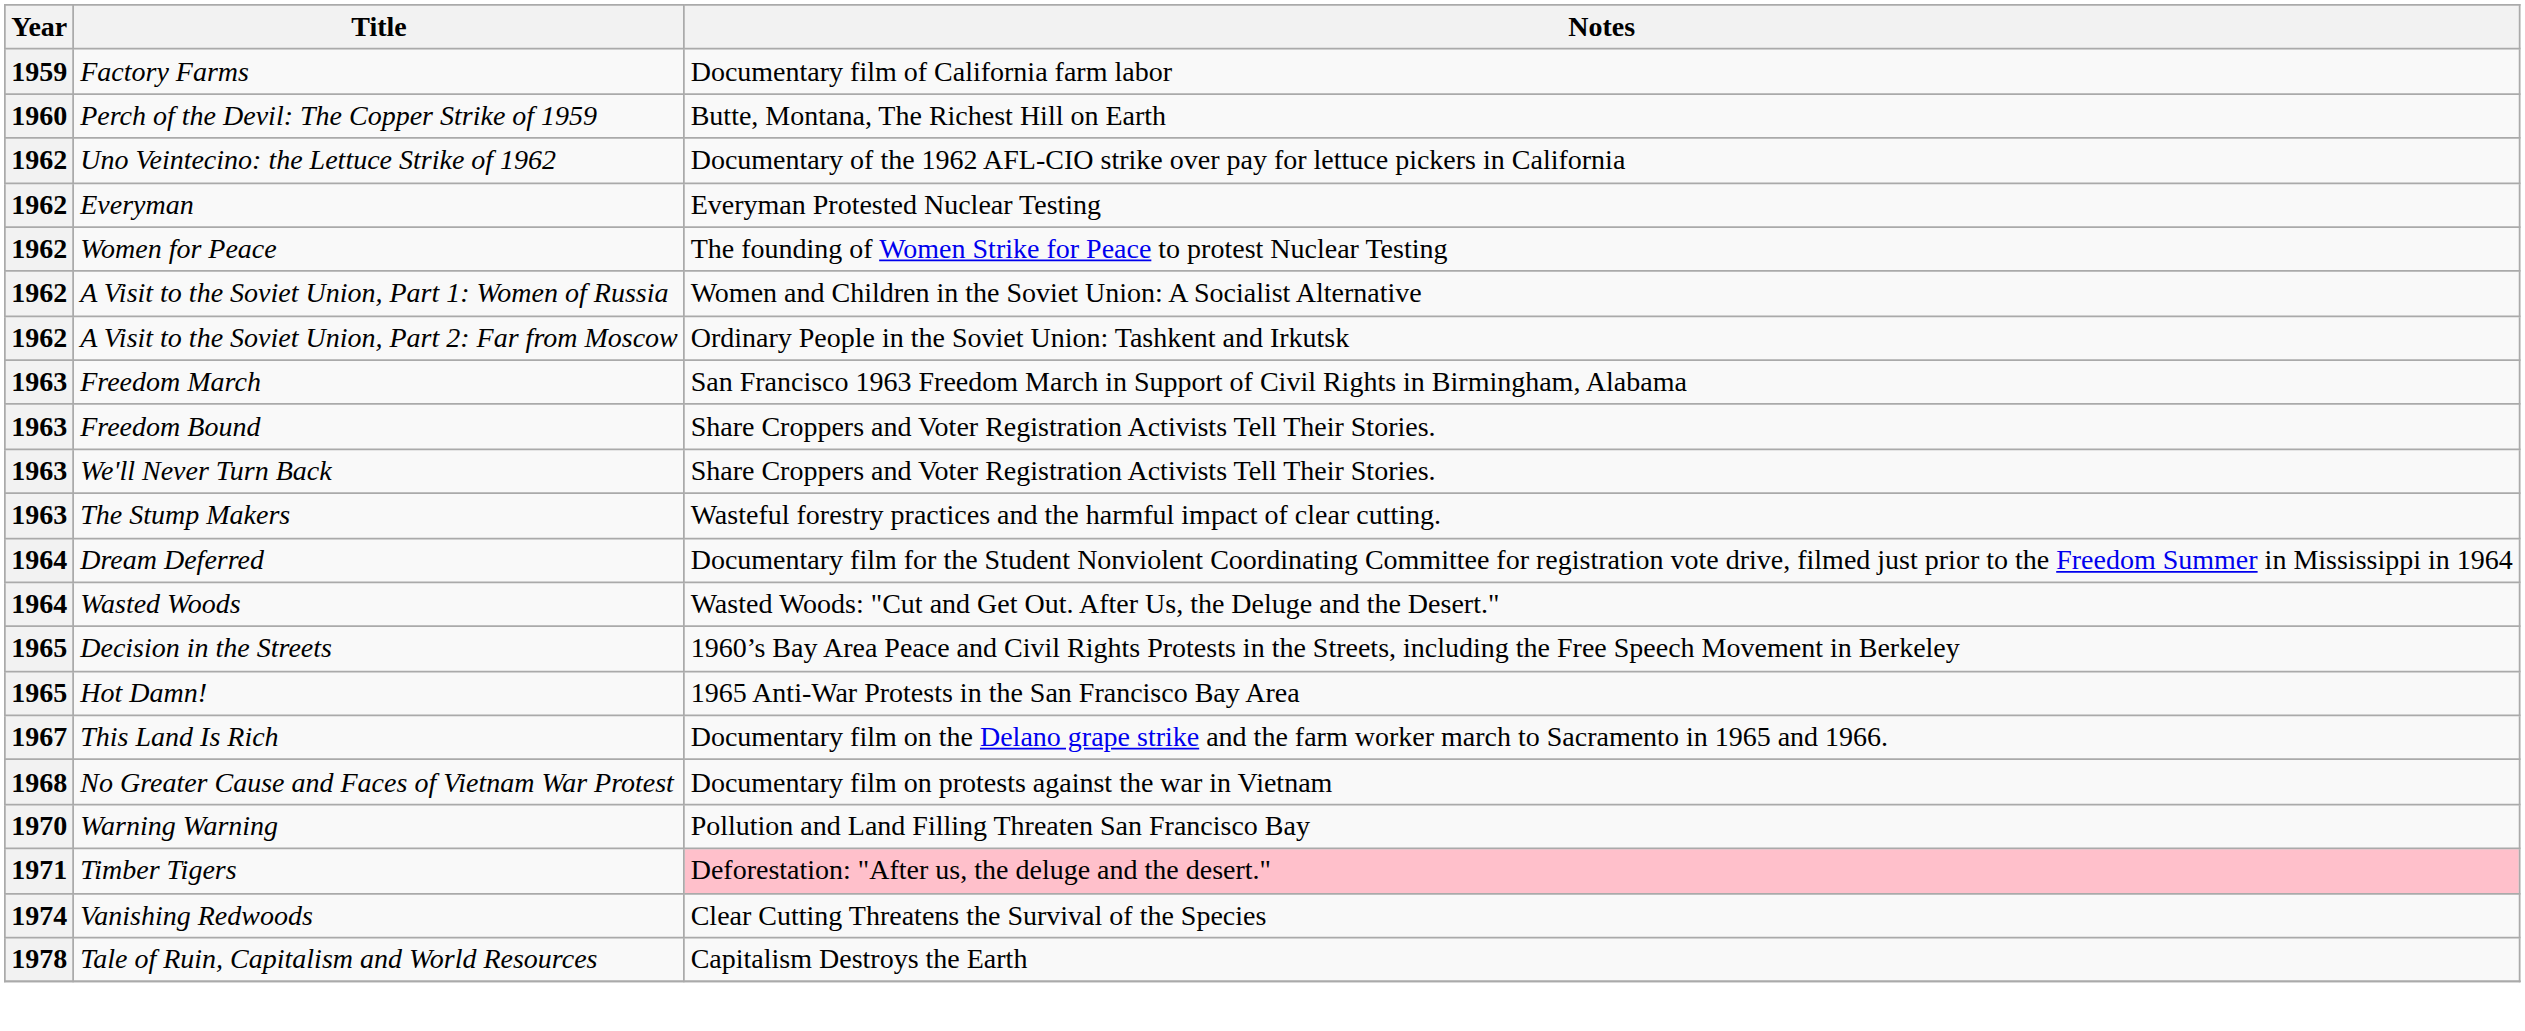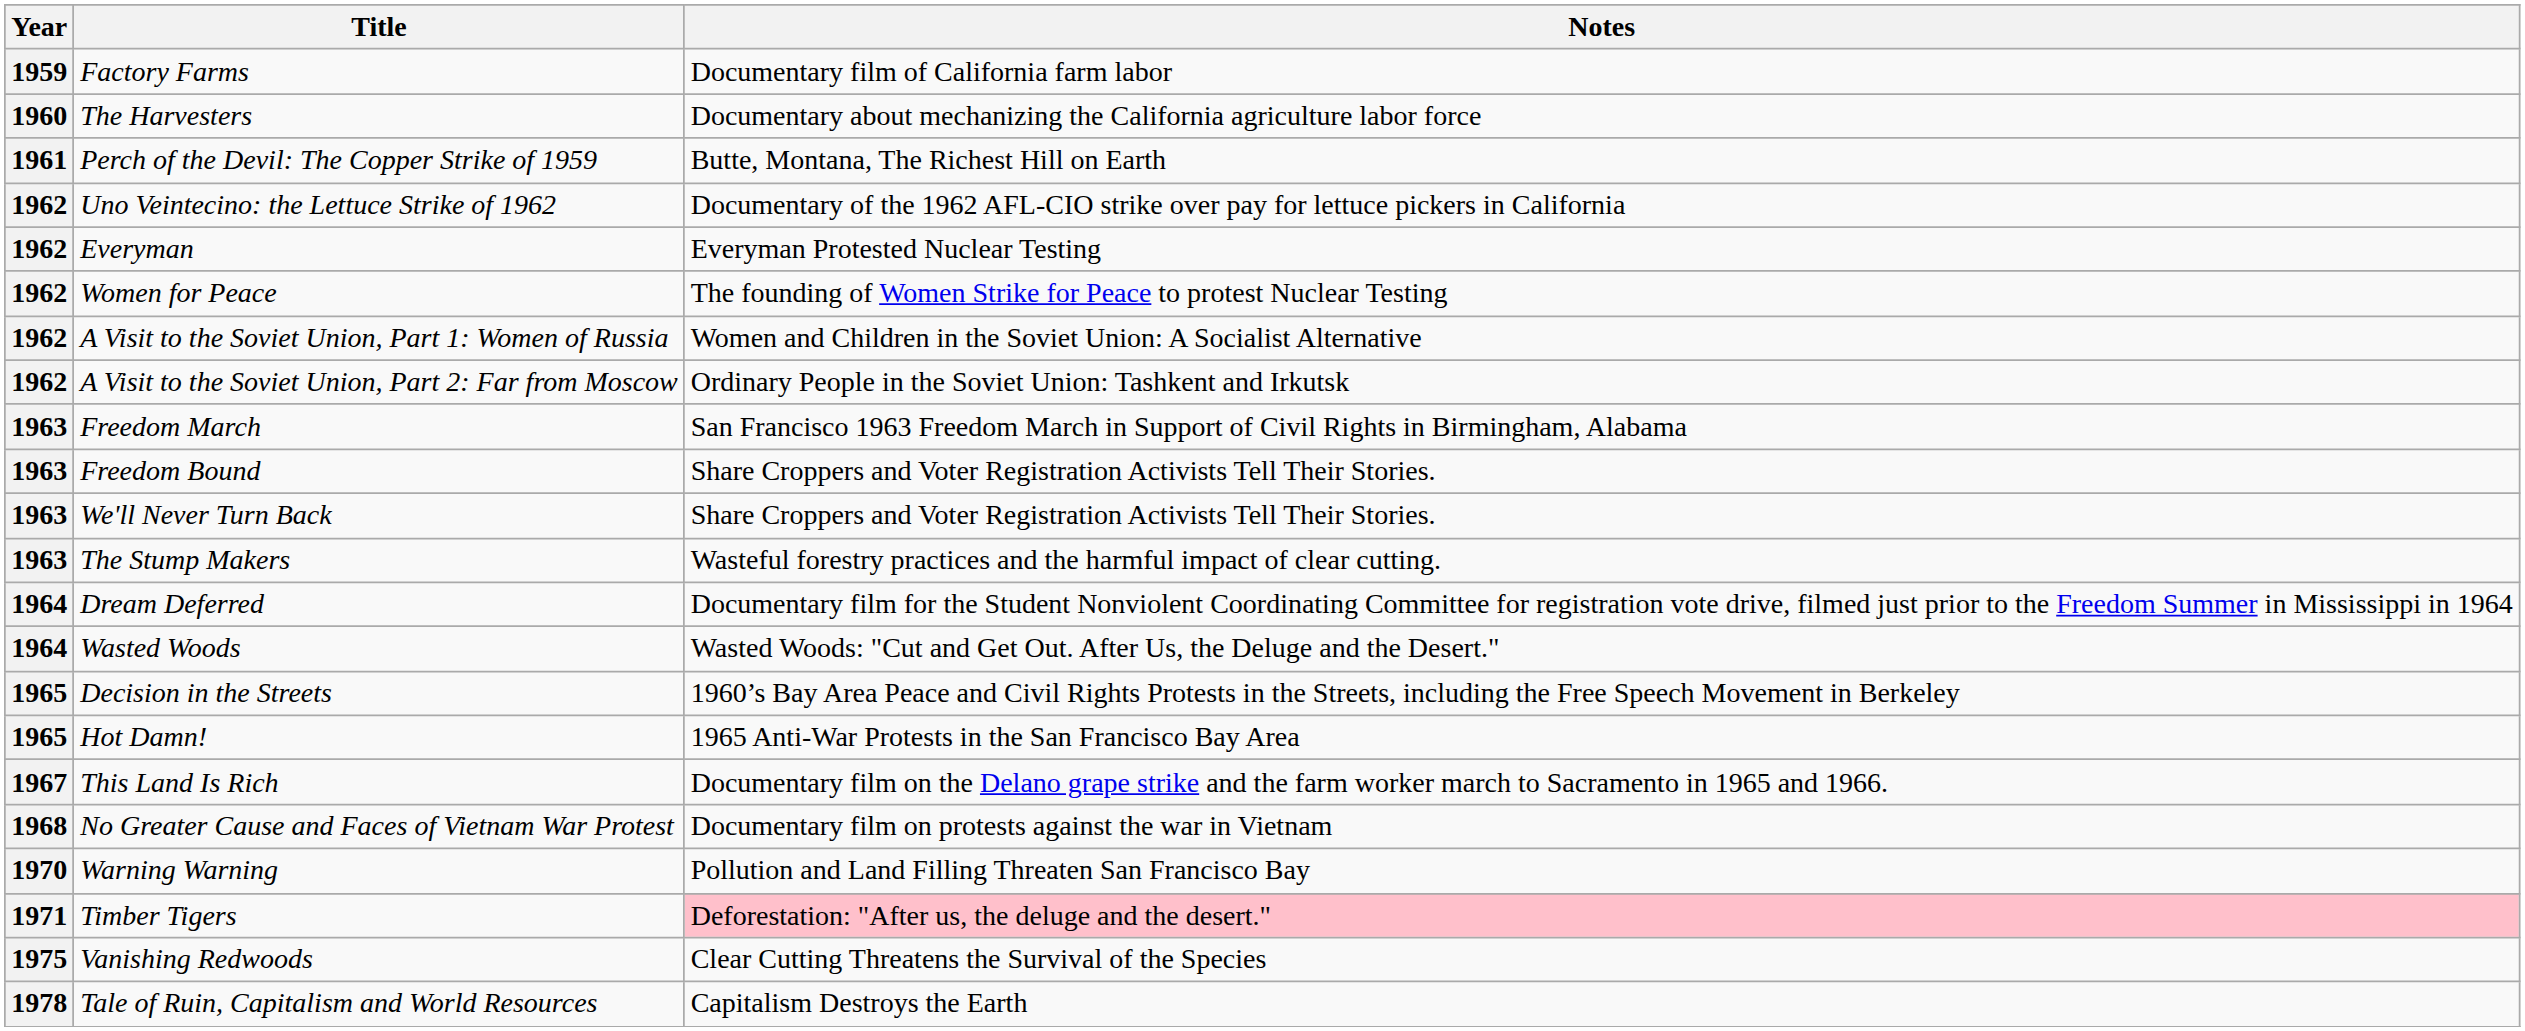+ row: (166, 115)
(39, 115) 1960 -> (39, 159) 1961
(39, 914) 1974 -> (39, 959) 1975
